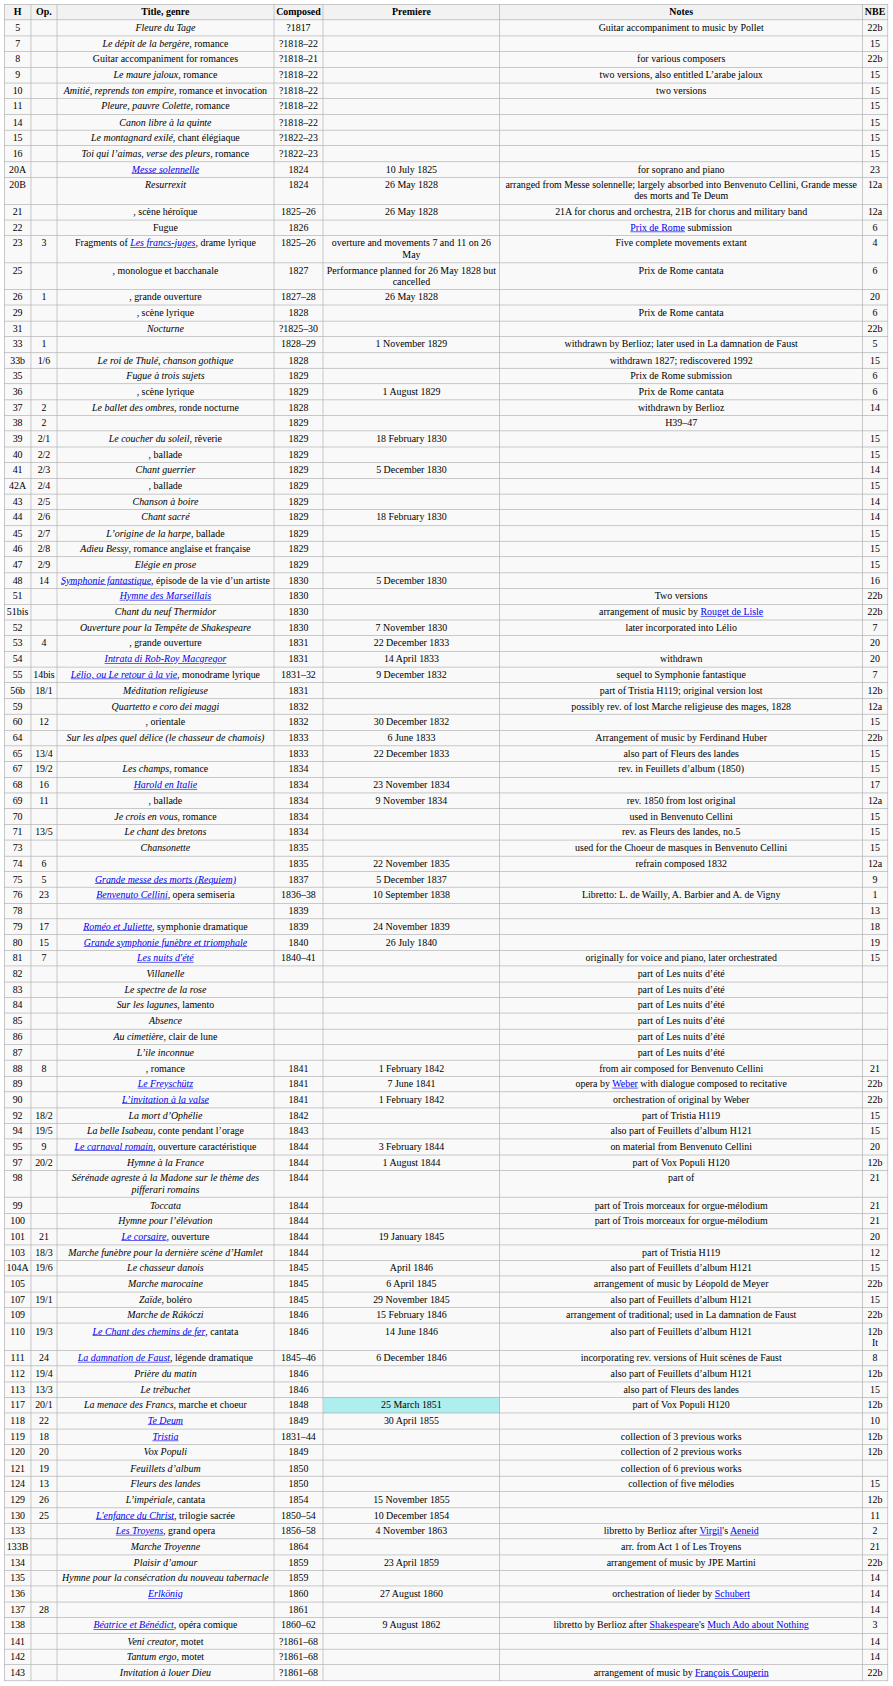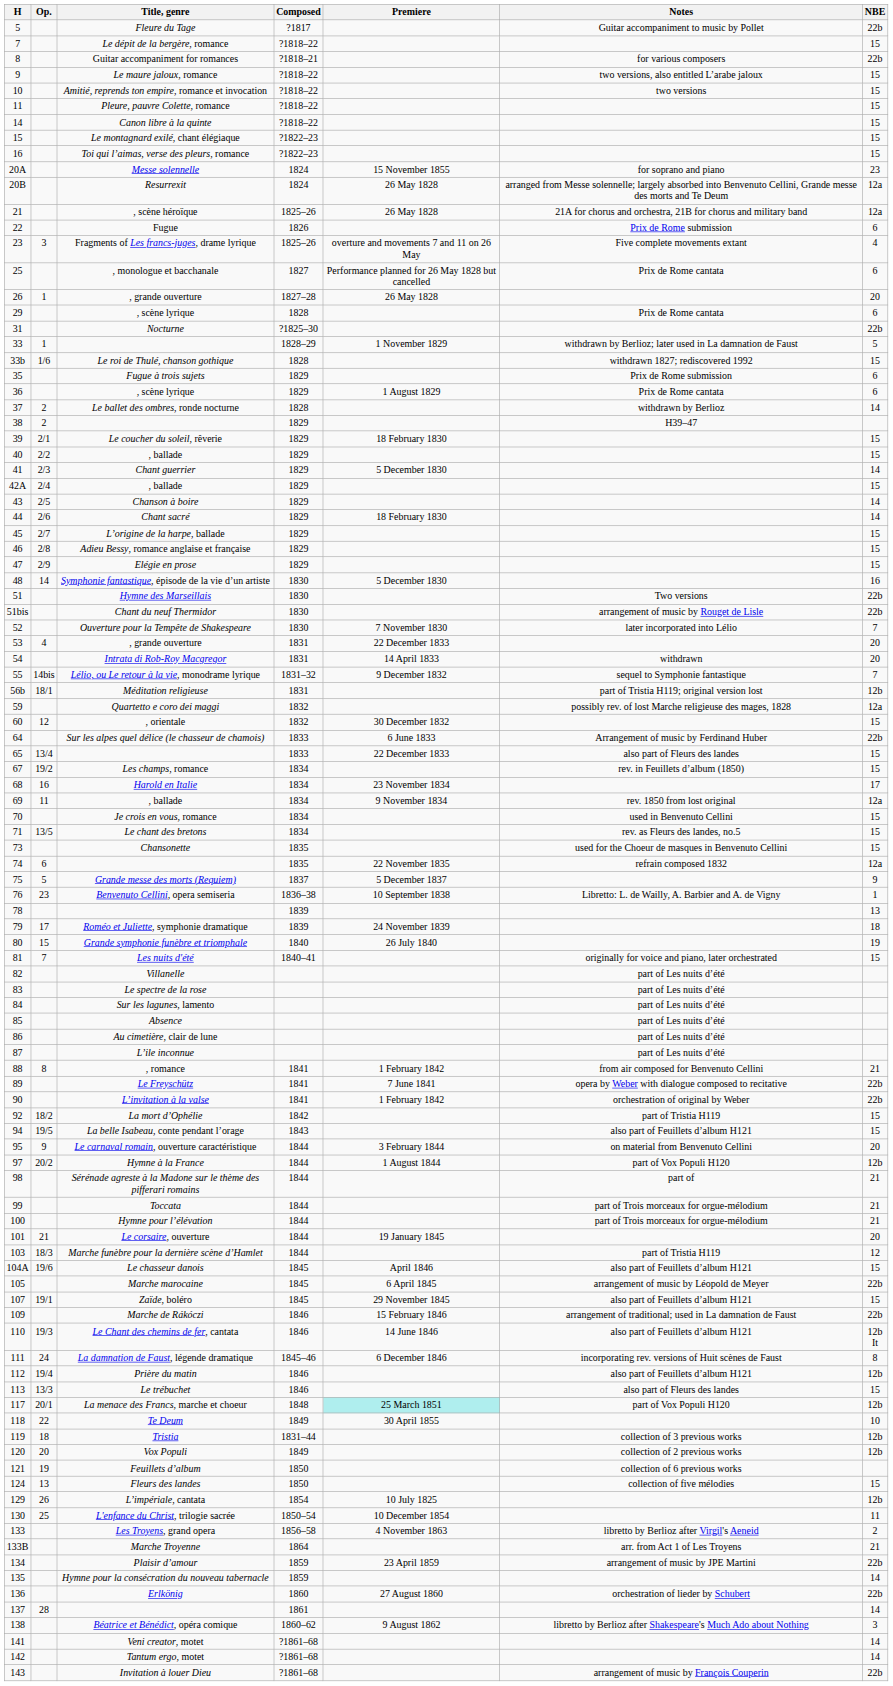(411, 169) 10 July 1825 -> (411, 169) 15 November 1855
(411, 1499) 15 November 1855 -> (411, 1499) 10 July 1825
(875, 1594) 14 -> (875, 1594) 22b
